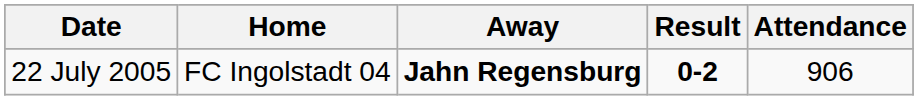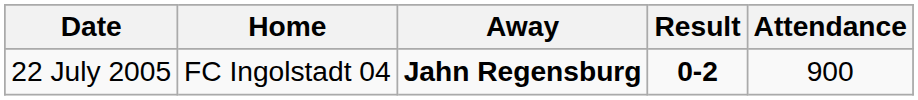(830, 71) 906 -> (830, 71) 900
